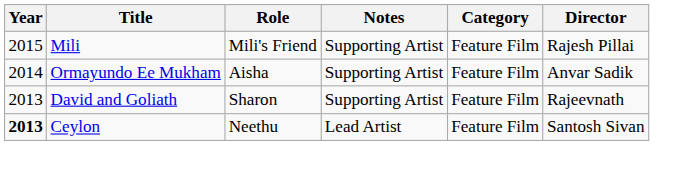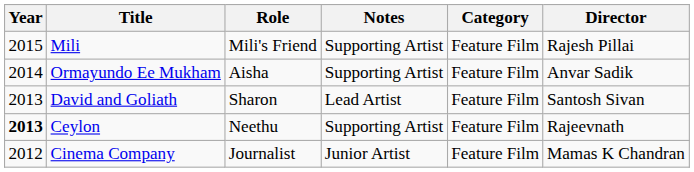(384, 99) Supporting Artist -> (363, 99) Lead Artist
(586, 99) Rajeevnath -> (596, 99) Santosh Sivan
(363, 126) Lead Artist -> (384, 126) Supporting Artist
(596, 126) Santosh Sivan -> (586, 126) Rajeevnath
+ row: (113, 153)
